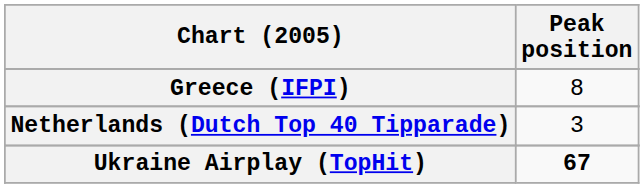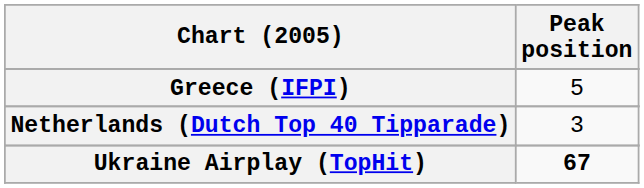(577, 88) 8 -> (577, 88) 5
